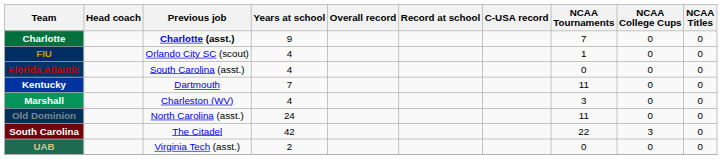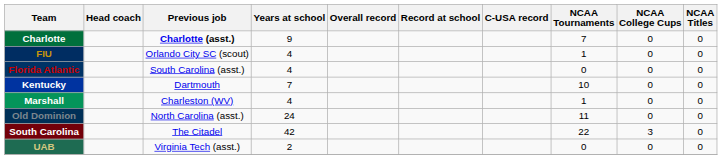(584, 85) 11 -> (584, 85) 10
(584, 101) 3 -> (584, 101) 1
